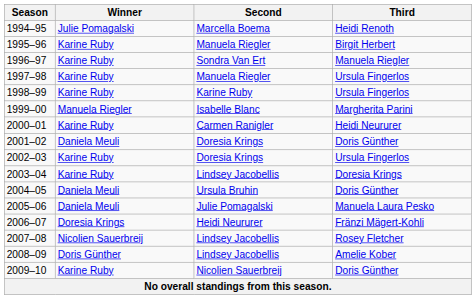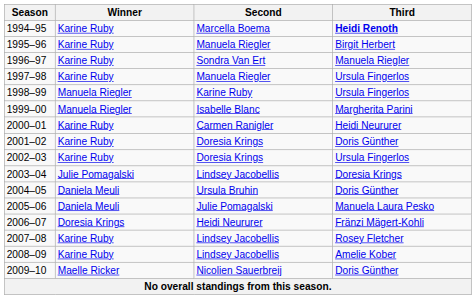(96, 29) Julie Pomagalski -> (86, 29) Karine Ruby
(365, 29) normal -> (367, 29) bold
(86, 93) Karine Ruby -> (95, 93) Manuela Riegler
(88, 142) Daniela Meuli -> (86, 142) Karine Ruby
(86, 174) Karine Ruby -> (96, 174) Julie Pomagalski
(100, 238) Nicolien Sauerbreij -> (86, 238) Karine Ruby
(89, 254) Doris Günther -> (86, 254) Karine Ruby
(86, 271) Karine Ruby -> (88, 271) Maelle Ricker
